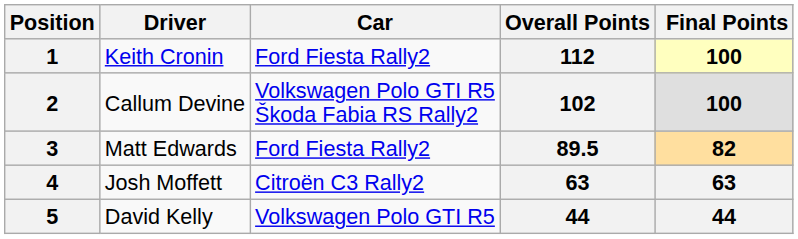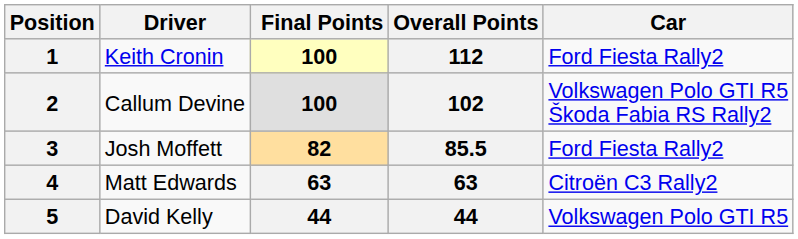columns swapped: (375, 22) <-> (724, 22)
(171, 149) Matt Edwards -> (163, 149) Josh Moffett
(577, 149) 89.5 -> (466, 149) 85.5
(163, 183) Josh Moffett -> (171, 183) Matt Edwards
